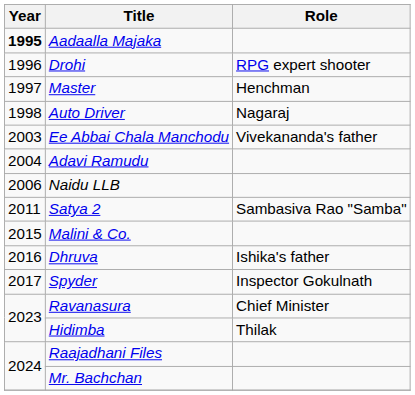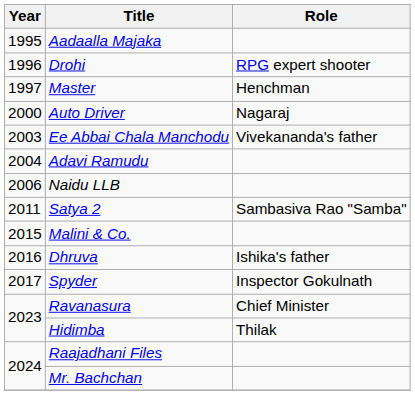(25, 40) bold -> (25, 40) normal
(25, 112) 1998 -> (25, 112) 2000
